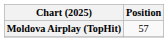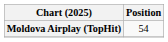(144, 28) 57 -> (144, 28) 54
